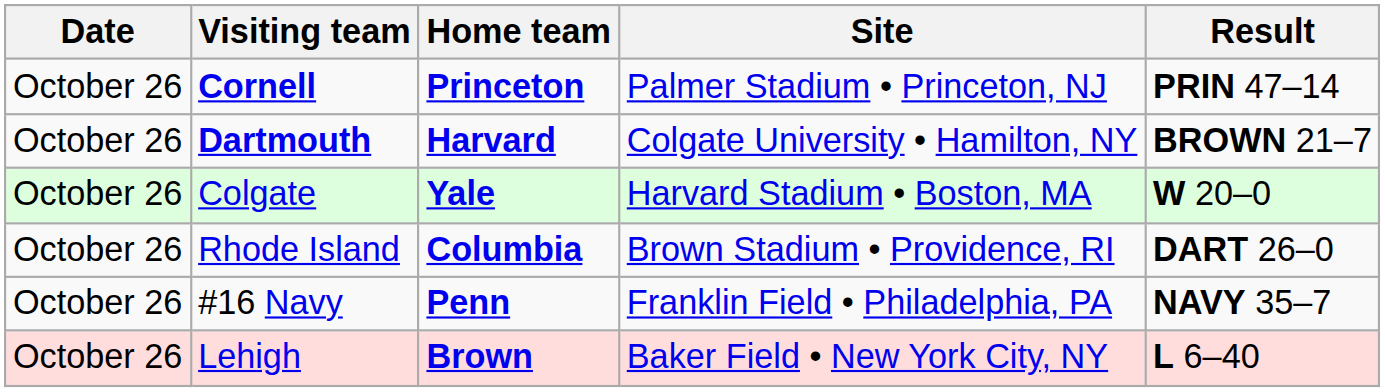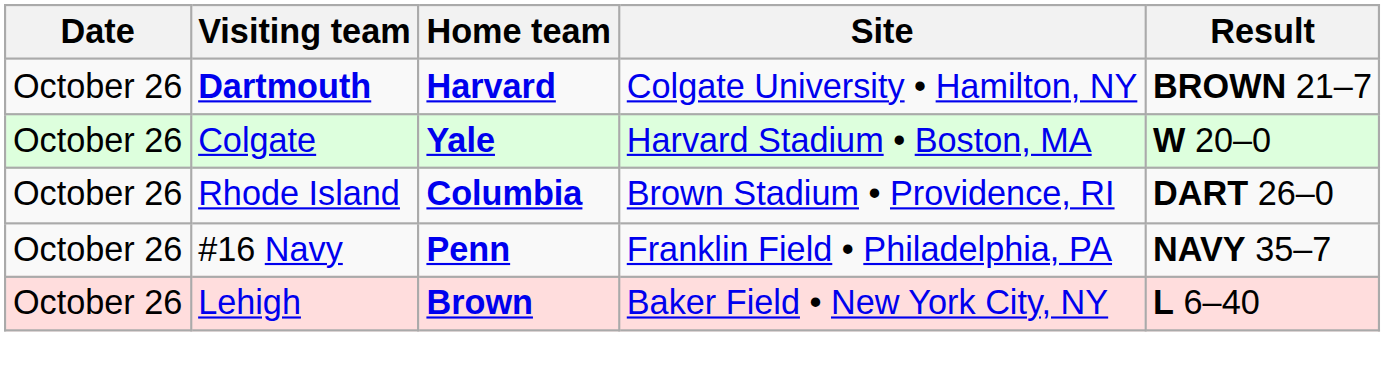- row: (257, 85)
